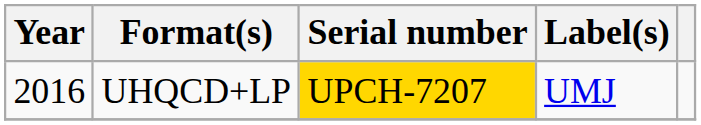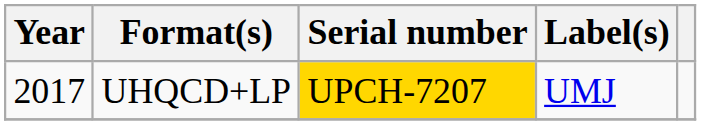(49, 89) 2016 -> (49, 89) 2017
